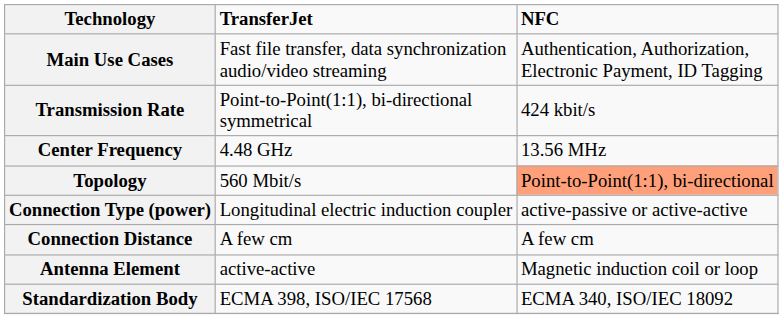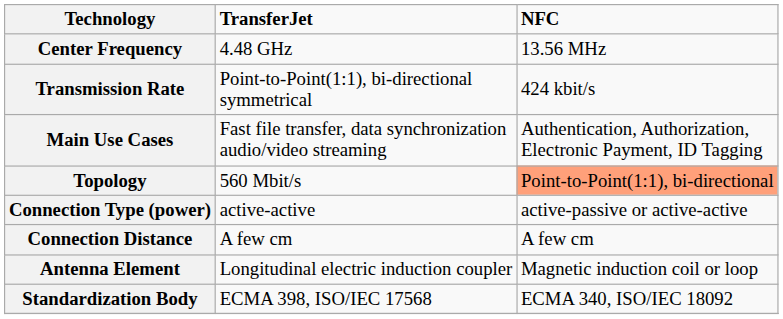rows swapped: (110, 150) <-> (110, 59)
(366, 209) Longitudinal electric induction coupler -> (267, 209) active-active
(267, 269) active-active -> (366, 269) Longitudinal electric induction coupler
